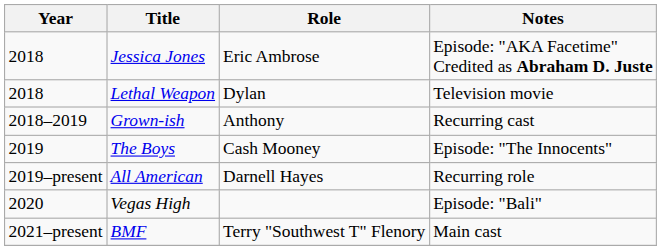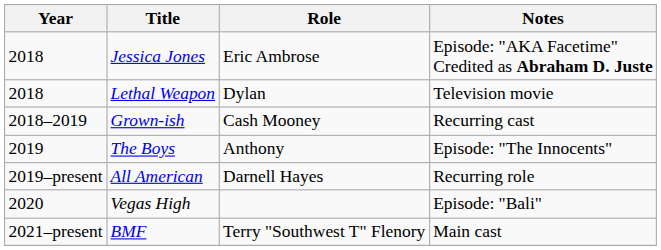(254, 120) Anthony -> (272, 120) Cash Mooney
(272, 148) Cash Mooney -> (254, 148) Anthony
